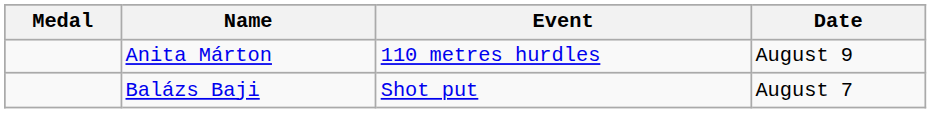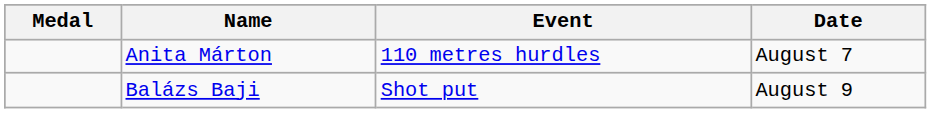(804, 56) August 9 -> (804, 56) August 7
(804, 90) August 7 -> (804, 90) August 9
